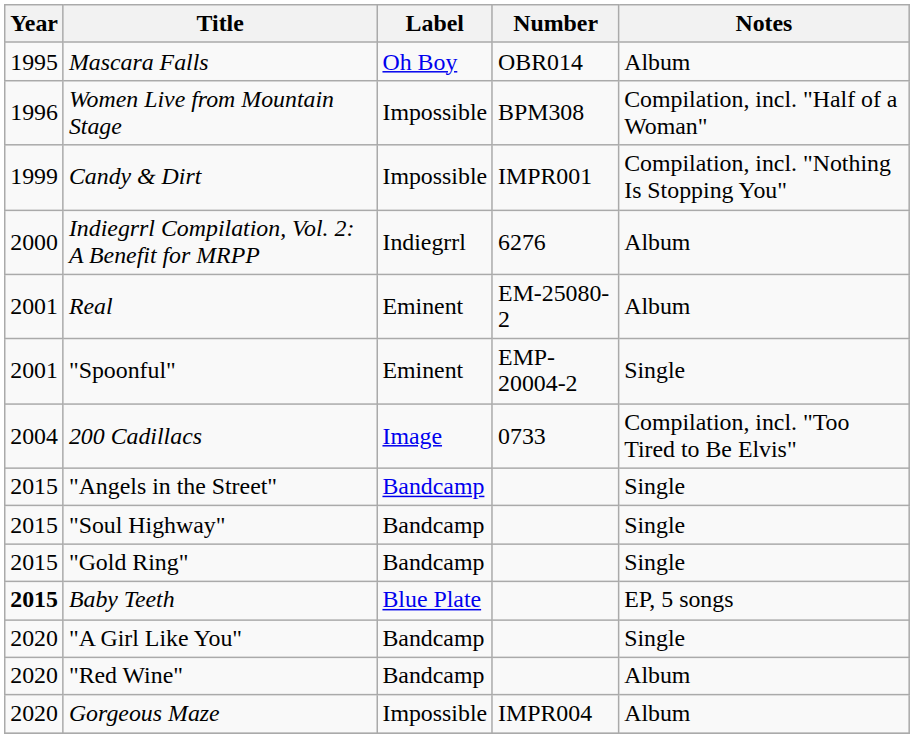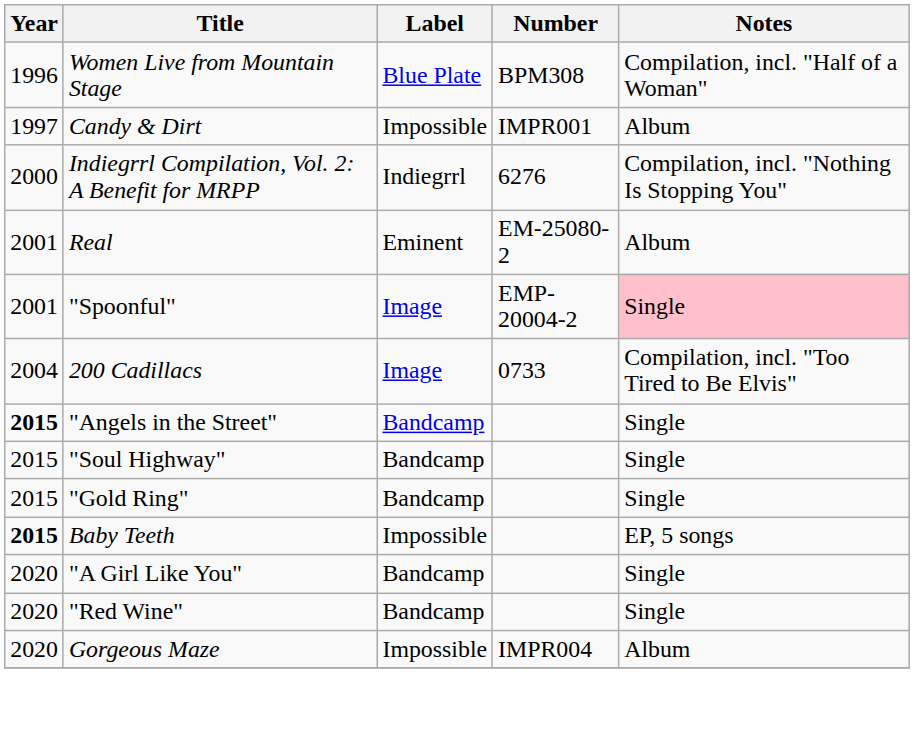- row: (139, 61)
(435, 112) Impossible -> (432, 74) Blue Plate
(34, 177) 1999 -> (34, 125) 1997
(758, 177) Compilation, incl. "Nothing Is Stopping You" -> (657, 125) Album
(657, 241) Album -> (758, 177) Compilation, incl. "Nothing Is Stopping You"
(423, 370) Eminent -> (412, 306) Image
(655, 370) no background -> (655, 306) pink background
(34, 486) normal -> (34, 422) bold
(432, 600) Blue Plate -> (435, 535) Impossible
(657, 675) Album -> (655, 611) Single
